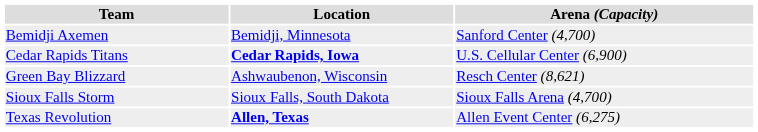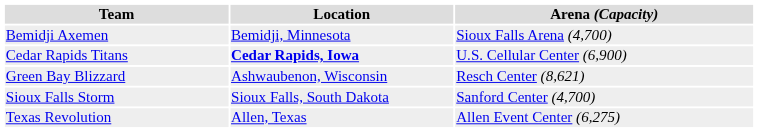(526, 34) Sanford Center (4,700) -> (534, 34) Sioux Falls Arena (4,700)
(534, 97) Sioux Falls Arena (4,700) -> (526, 97) Sanford Center (4,700)
(270, 117) bold -> (269, 117) normal
